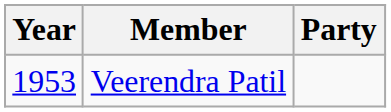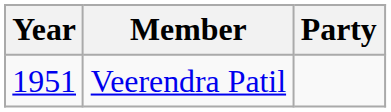(44, 80) 1953 -> (44, 80) 1951
